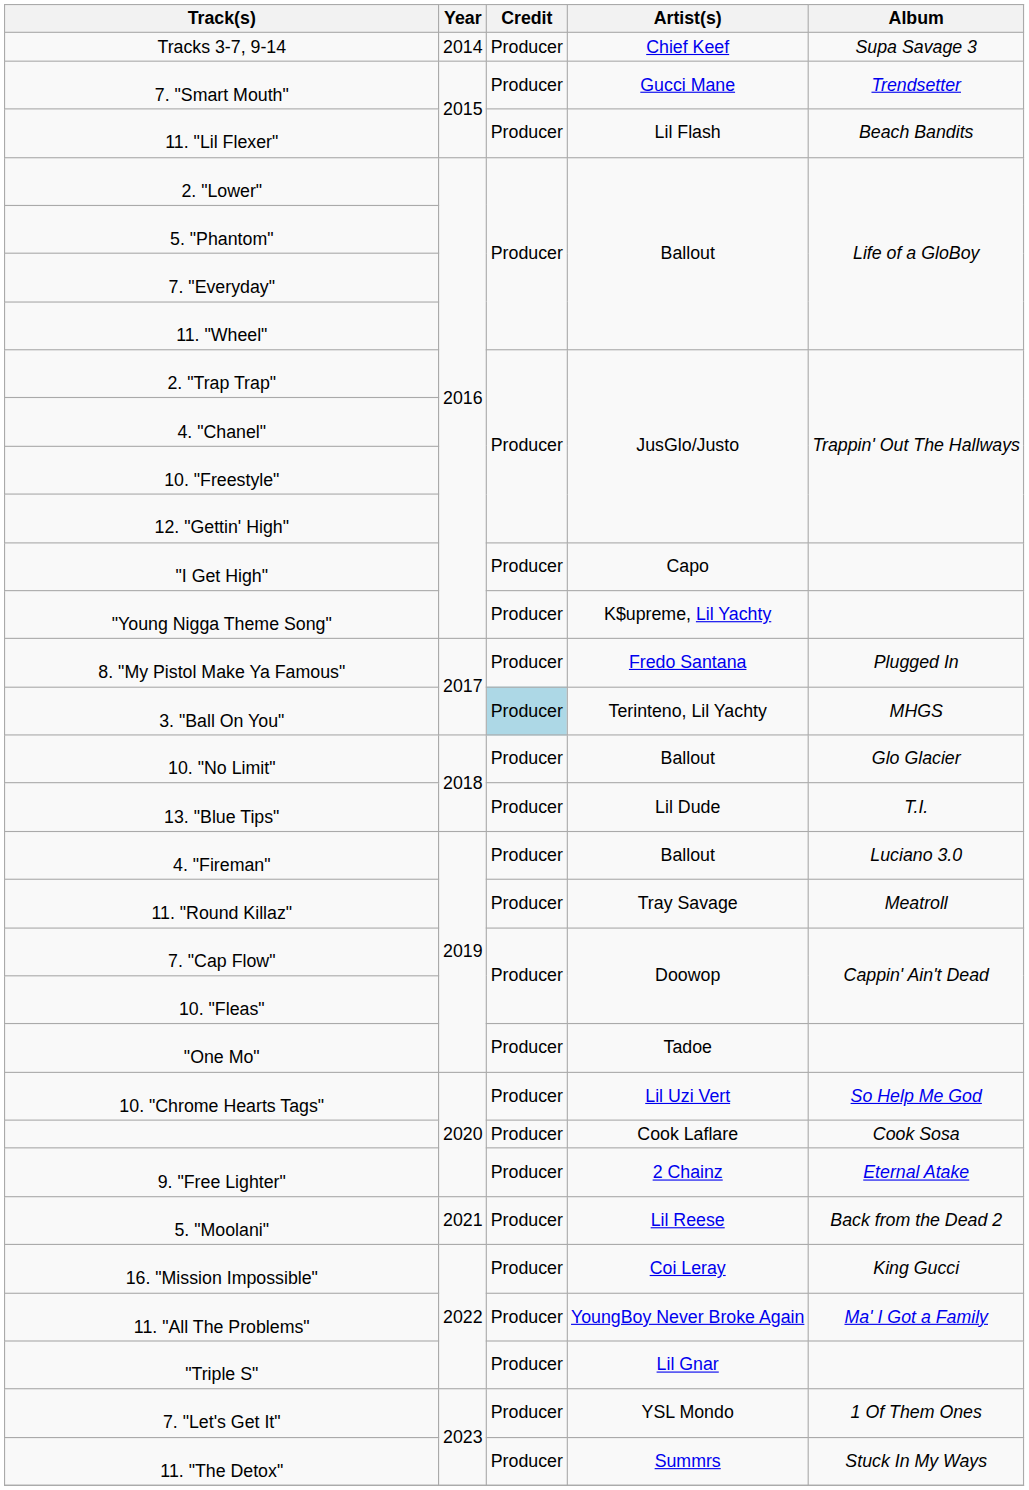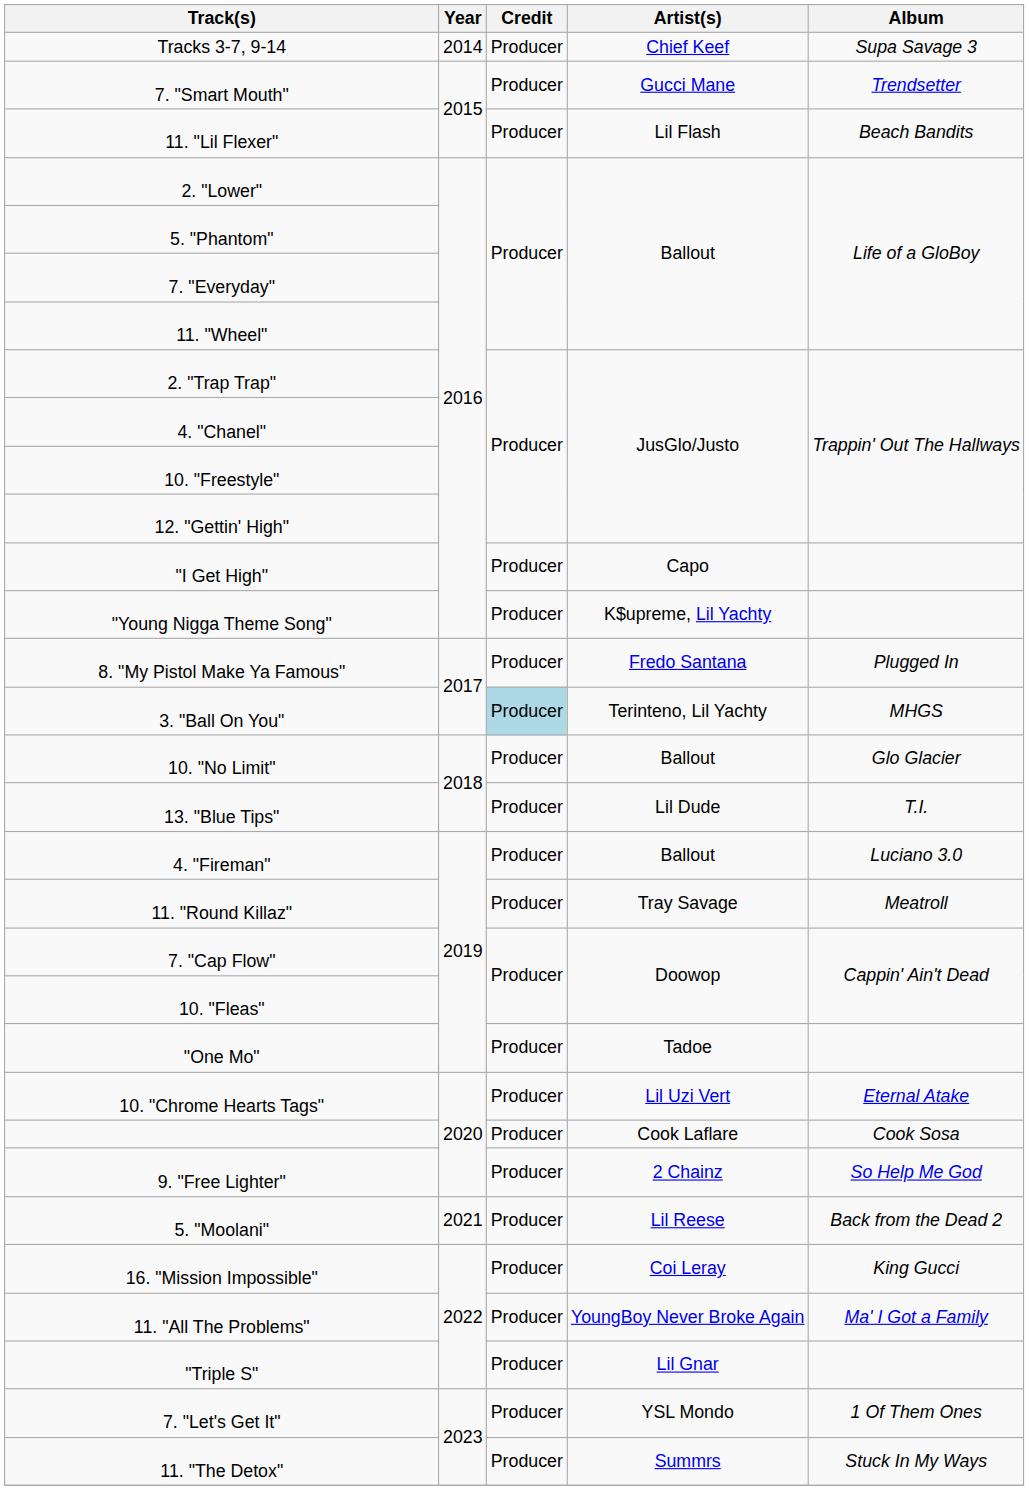(916, 1095) So Help Me God -> (916, 1095) Eternal Atake
(916, 1172) Eternal Atake -> (916, 1172) So Help Me God
